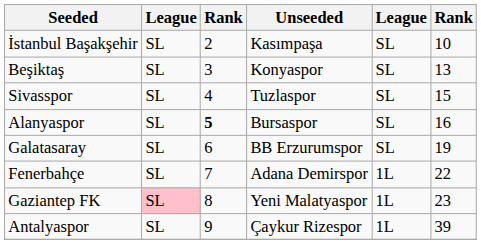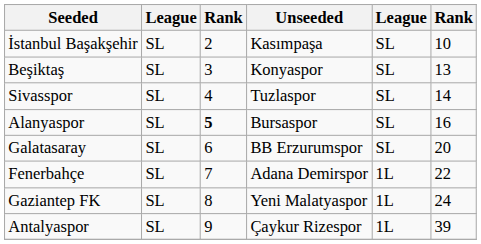(443, 95) 15 -> (443, 95) 14
(443, 148) 19 -> (443, 148) 20
(155, 200) pink background -> (155, 200) no background
(443, 200) 23 -> (443, 200) 24
